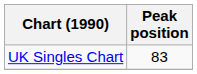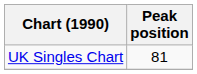(159, 57) 83 -> (159, 57) 81
